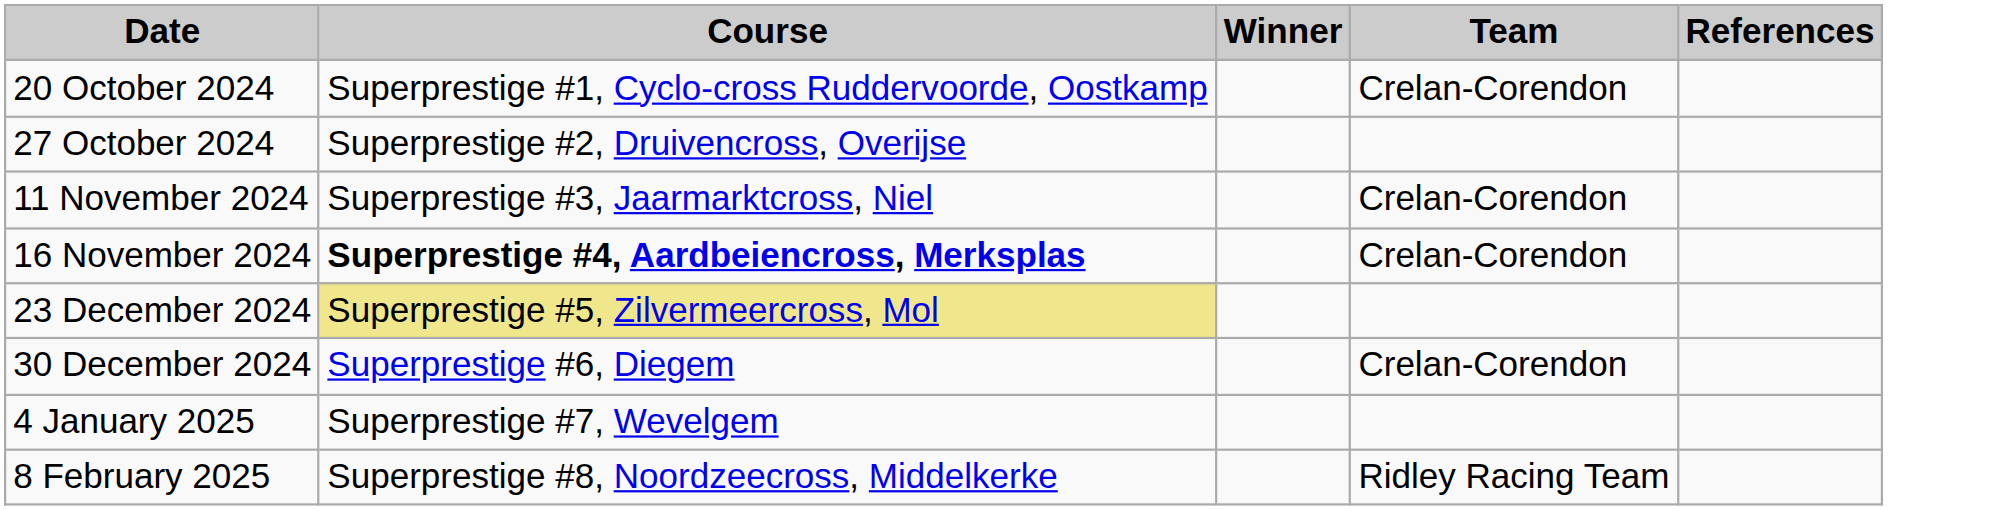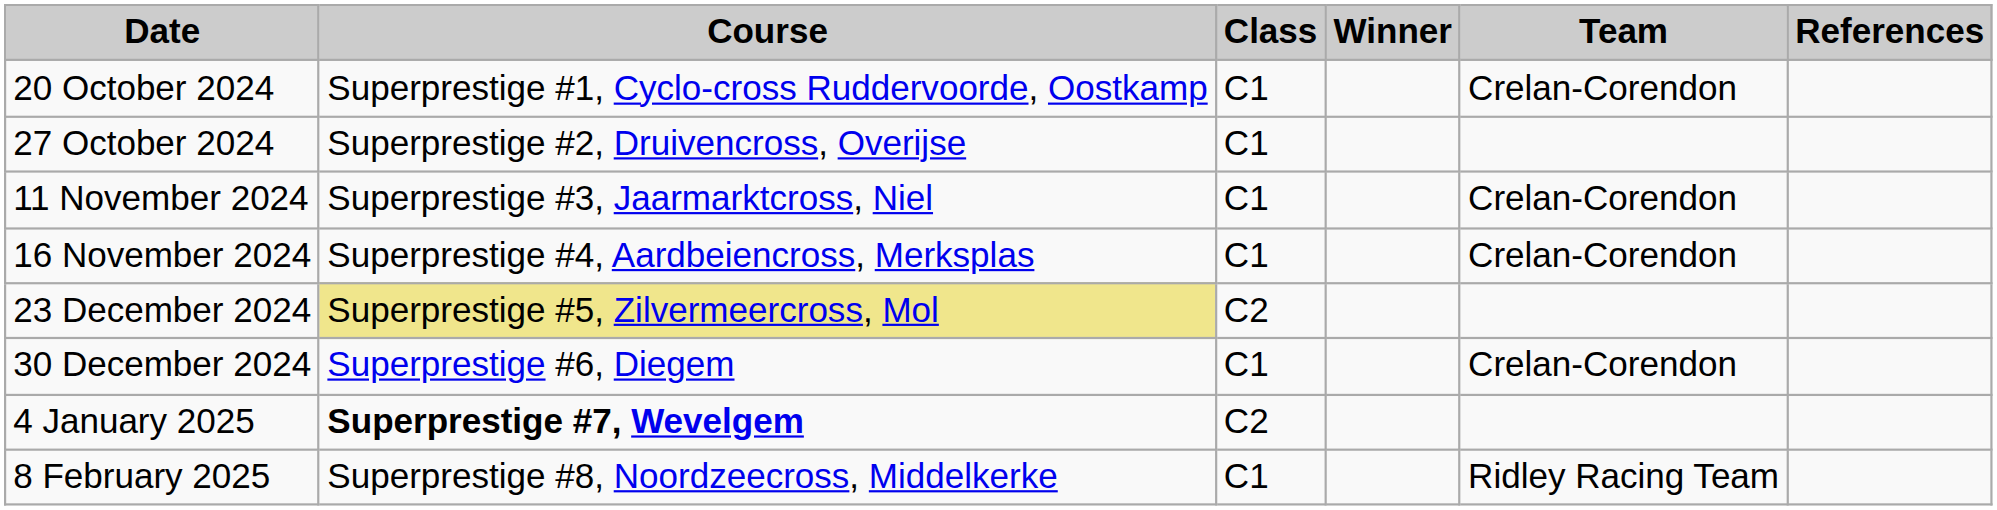+ column: (1271, 32)
(706, 254) bold -> (681, 254) normal
(553, 421) normal -> (566, 421) bold
